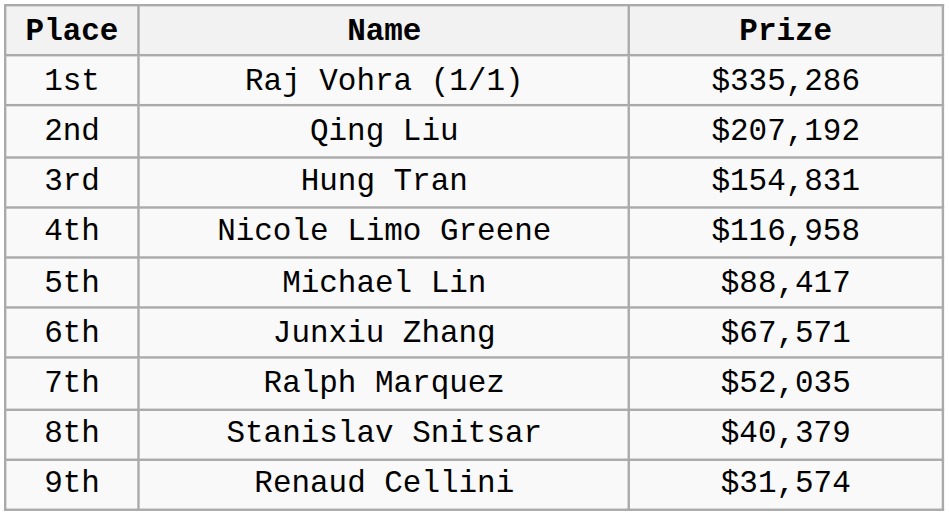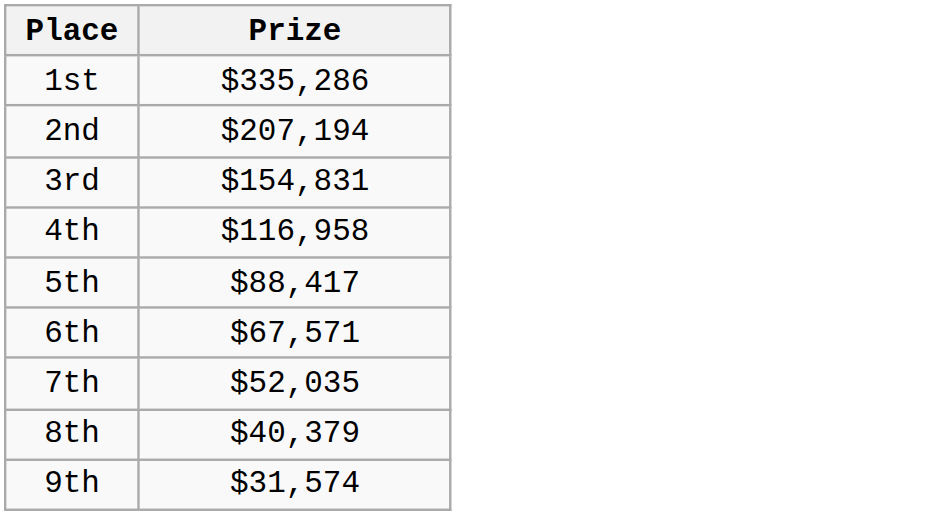- column: (384, 30)
(786, 131) $207,192 -> (295, 131) $207,194
